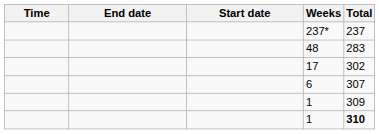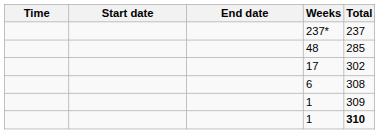columns swapped: (245, 13) <-> (128, 13)
(356, 48) 283 -> (356, 48) 285
(356, 84) 307 -> (356, 84) 308
